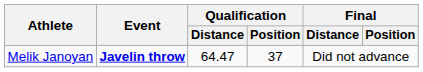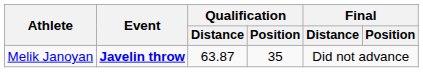(218, 57) 64.47 -> (218, 57) 63.87
(275, 57) 37 -> (275, 57) 35
